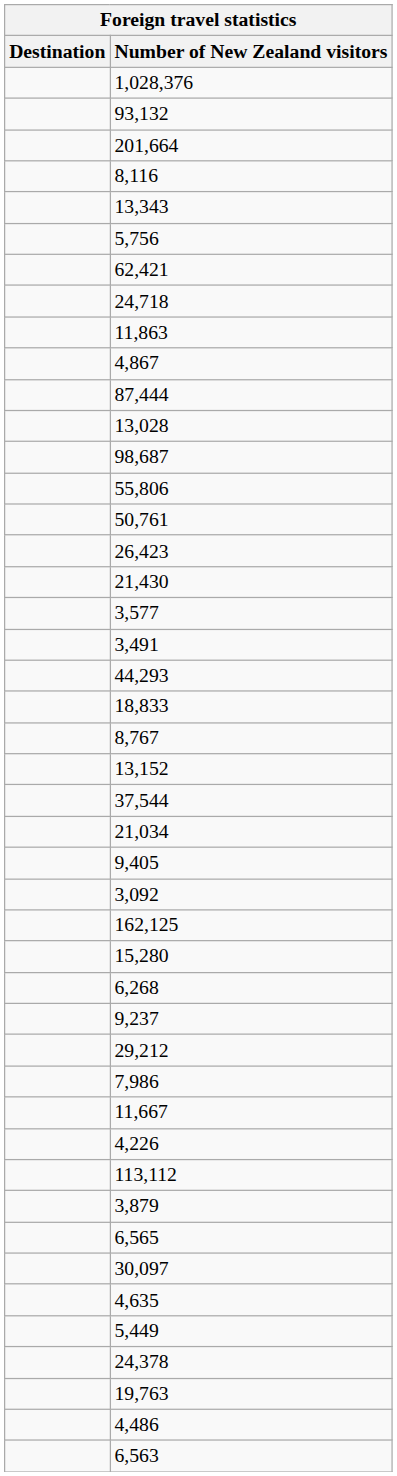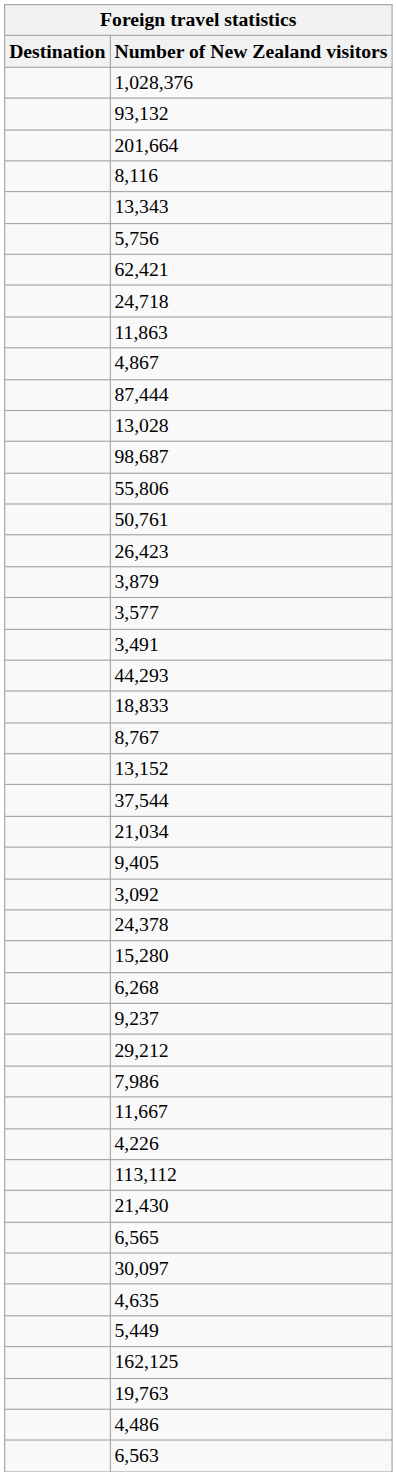rows swapped: (142, 581) <-> (137, 1206)
rows swapped: (142, 1362) <-> (146, 925)
